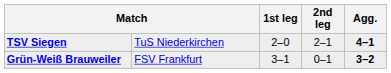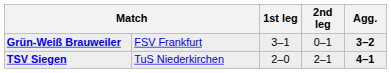rows swapped: (37, 42) <-> (64, 59)
